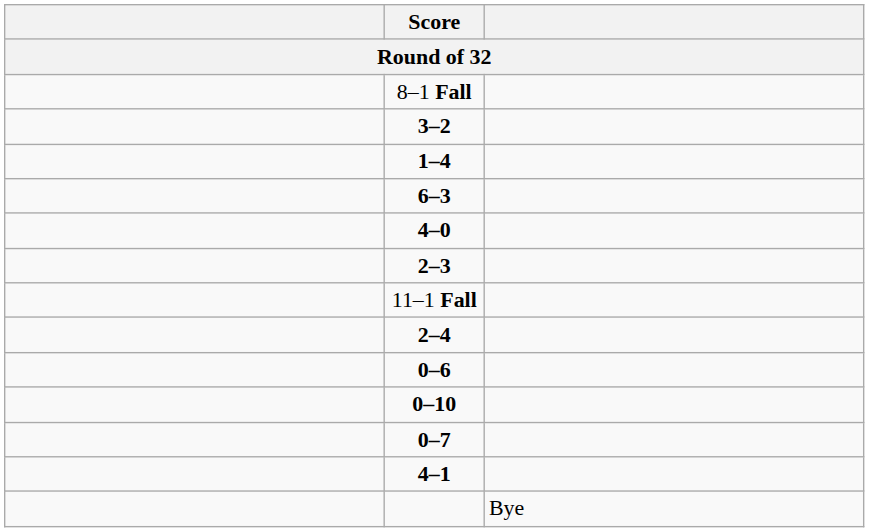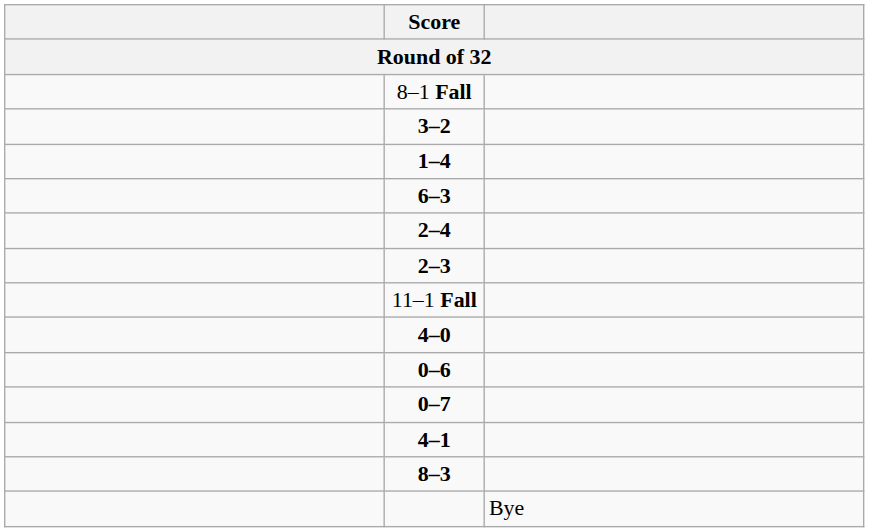rows swapped: (434, 230) <-> (434, 334)
- row: (434, 404)
+ row: (434, 473)
